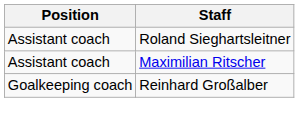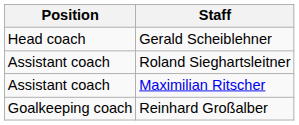+ row: (206, 39)
